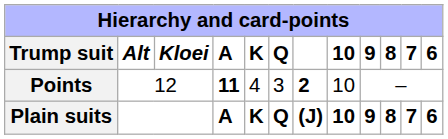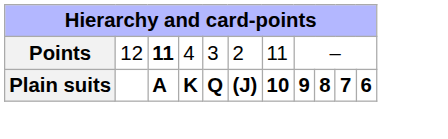- row: (61, 52)
(304, 85) bold -> (238, 52) normal
(344, 85) 10 -> (277, 52) 11
